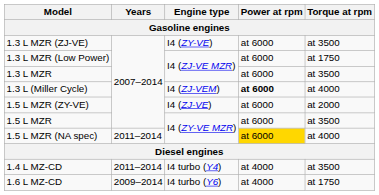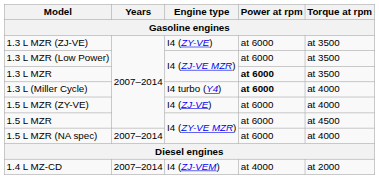(323, 58) at 1750 -> (323, 58) at 3500
(257, 74) normal -> (257, 74) bold
(193, 89) I4 (ZJ-VEM) -> (194, 89) I4 turbo (Y4)
(323, 105) at 2000 -> (323, 105) at 4000
(323, 120) at 3500 -> (323, 120) at 4500
(138, 136) 2011–2014 -> (138, 136) 2007–2014
(257, 136) gold background -> (257, 136) no background
(138, 167) 2011–2014 -> (138, 167) 2007–2014
(194, 167) I4 turbo (Y4) -> (193, 167) I4 (ZJ-VEM)
(323, 167) at 3500 -> (323, 167) at 2000
- row: (34, 182)
